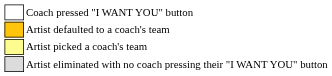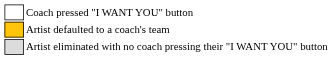- row: (87, 46)
